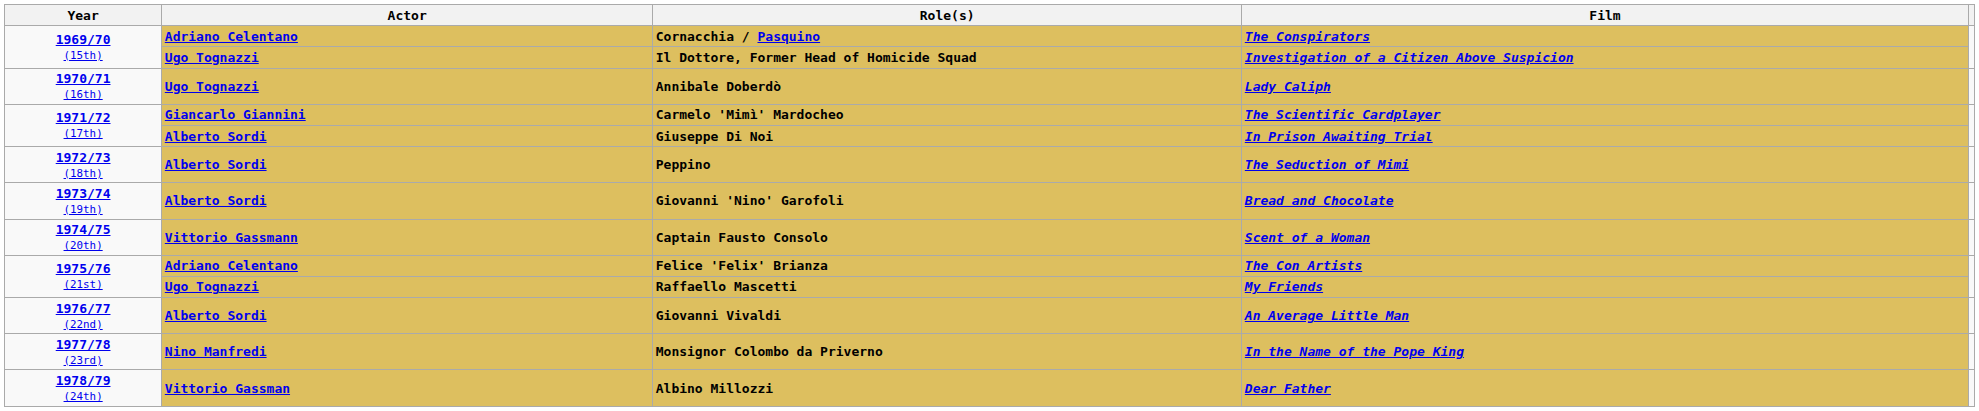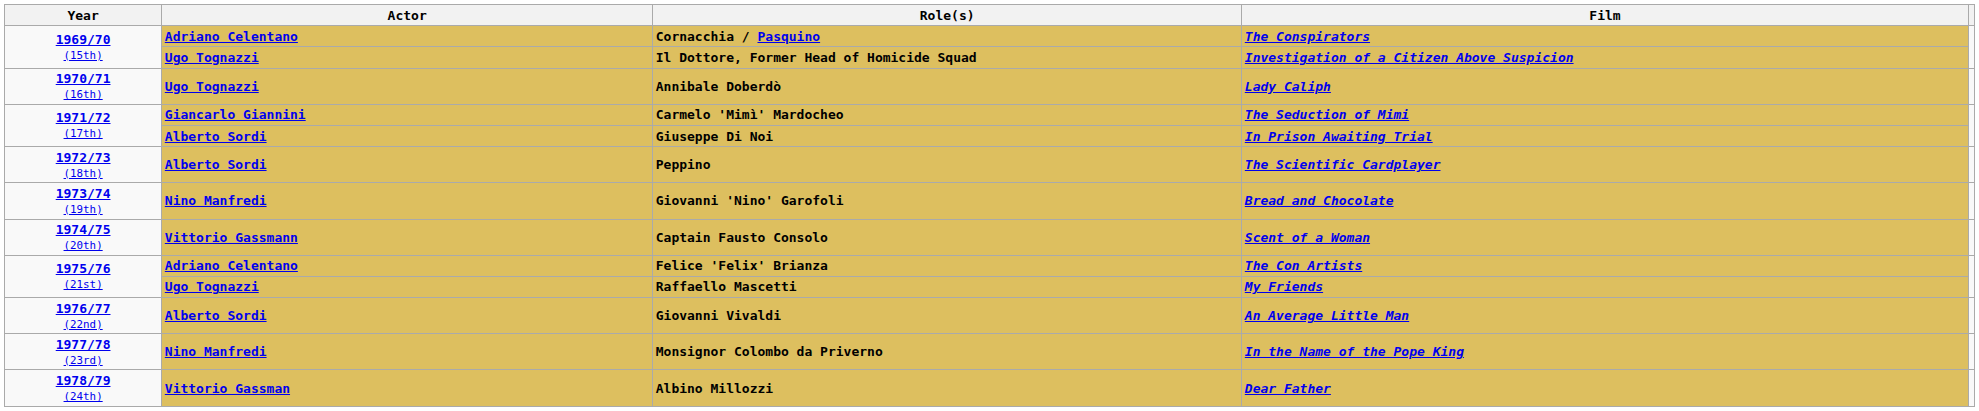(1343, 115) The Scientific Cardplayer -> (1327, 115) The Seduction of Mimi
(1327, 165) The Seduction of Mimi -> (1343, 165) The Scientific Cardplayer
(216, 201) Alberto Sordi -> (216, 201) Nino Manfredi
